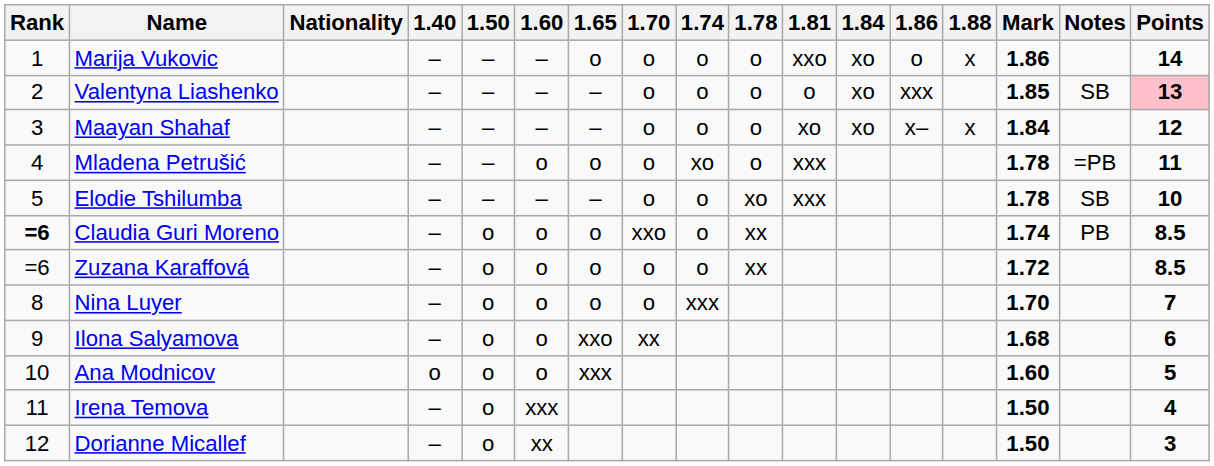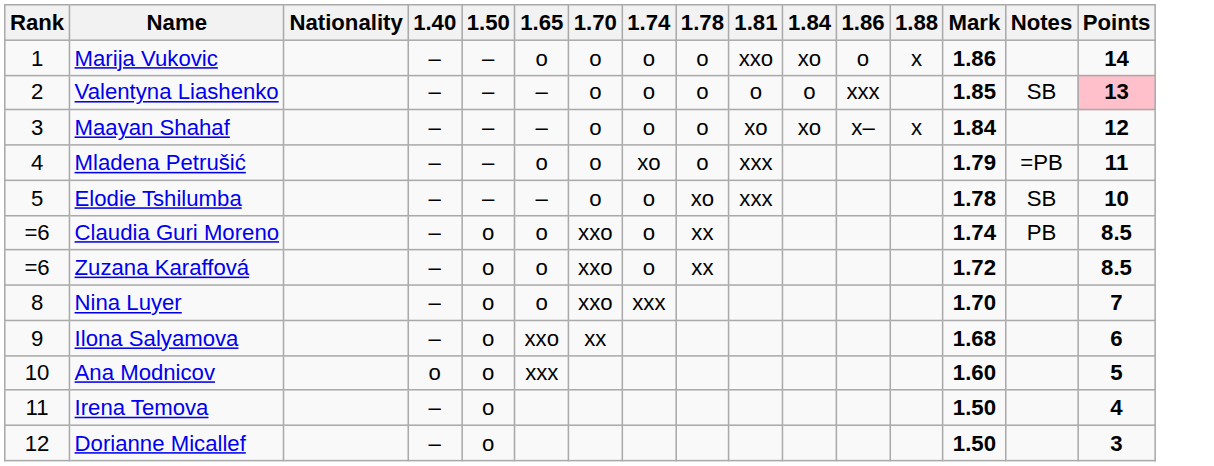- column: (542, 23)
(863, 93) xo -> (809, 93) o
(1028, 163) 1.78 -> (974, 163) 1.79
(37, 233) bold -> (37, 233) normal
(649, 268) o -> (595, 268) xxo
(649, 303) o -> (595, 303) xxo
